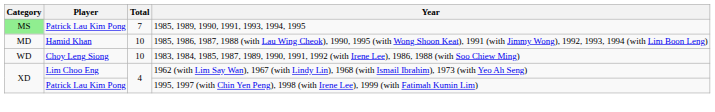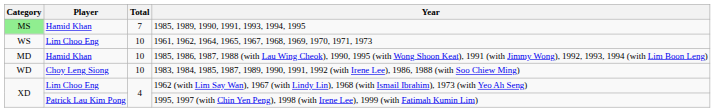(86, 26) Patrick Lau Kim Pong -> (69, 26) Hamid Khan
+ row: (263, 41)
